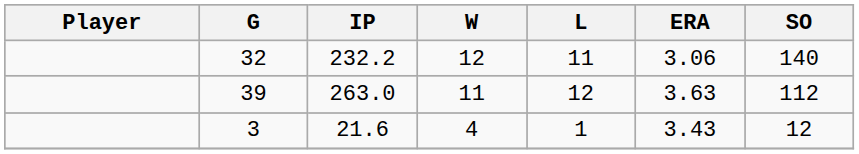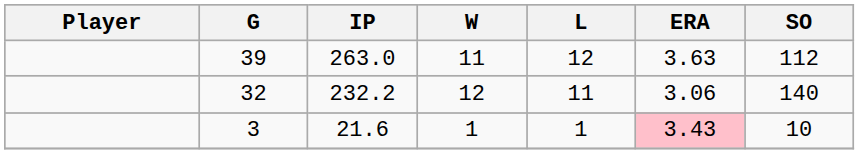rows swapped: (253, 94) <-> (253, 59)
(472, 130) 4 -> (472, 130) 1
(690, 130) no background -> (690, 130) pink background
(799, 130) 12 -> (799, 130) 10
